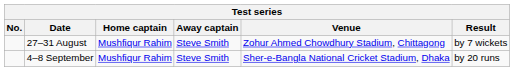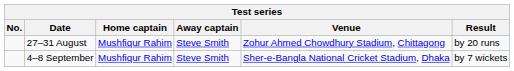(481, 43) by 7 wickets -> (477, 43) by 20 runs
(477, 58) by 20 runs -> (481, 58) by 7 wickets
